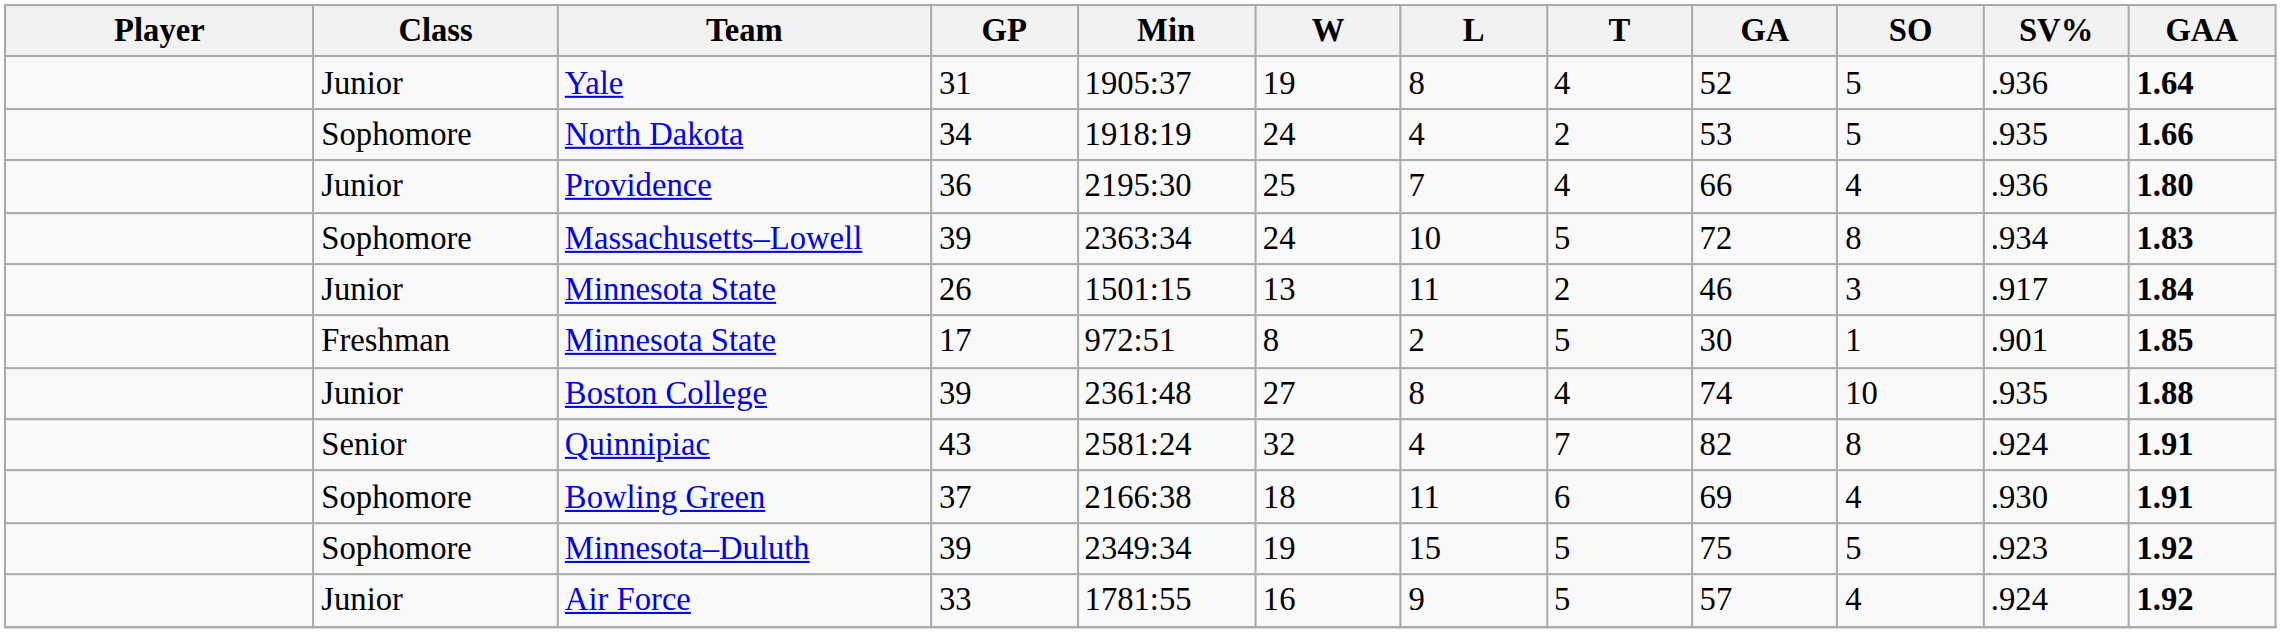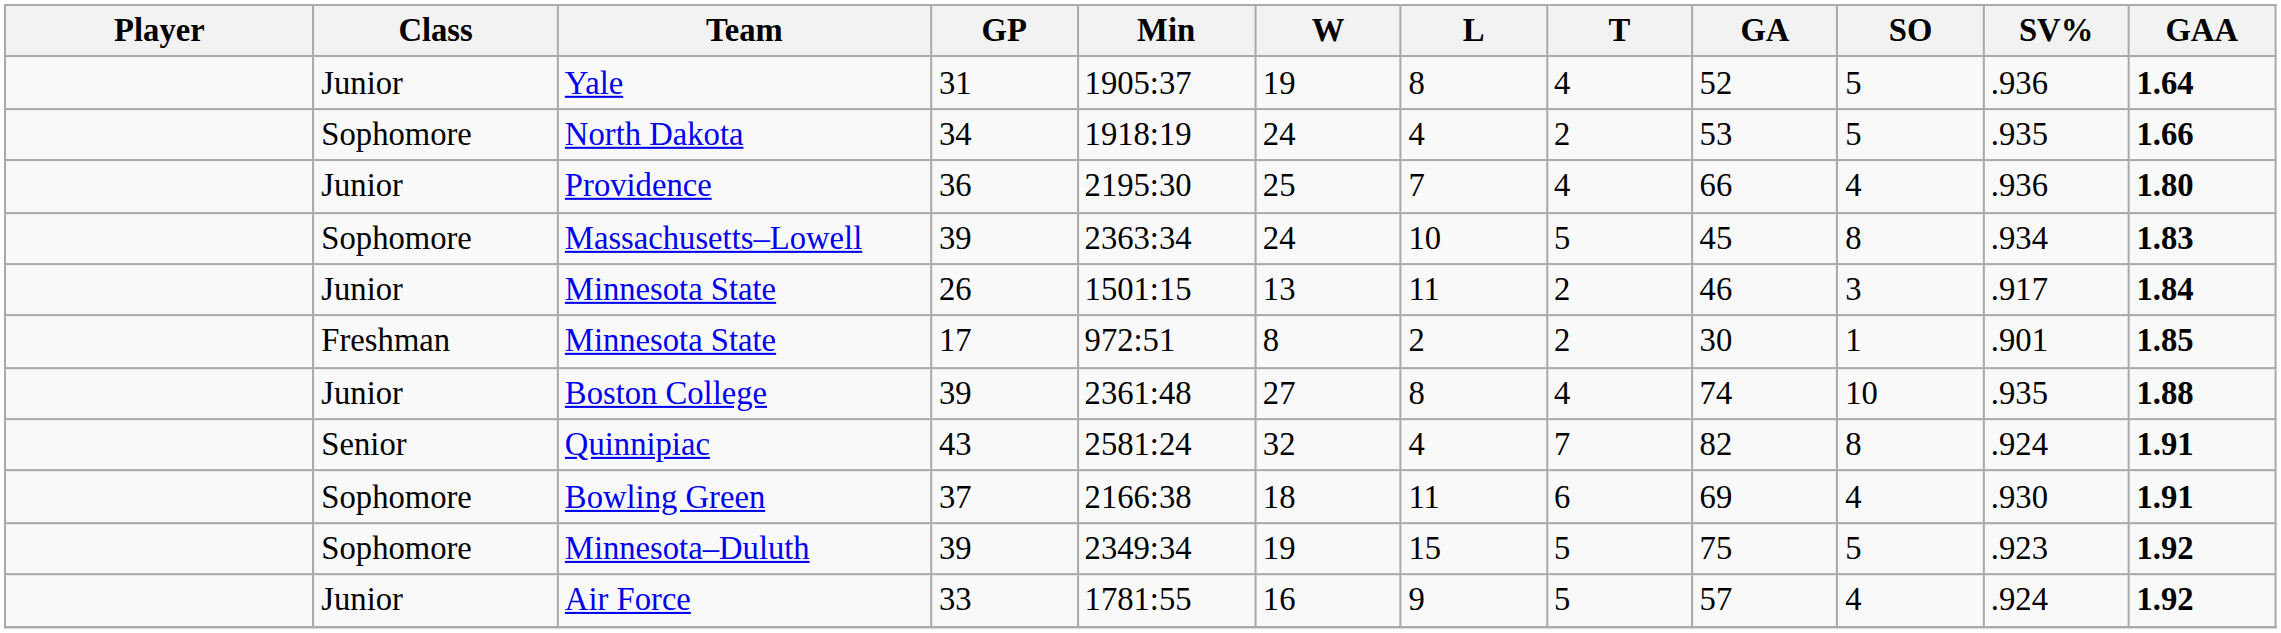(1716, 237) 72 -> (1716, 237) 45
(1562, 340) 5 -> (1562, 340) 2
